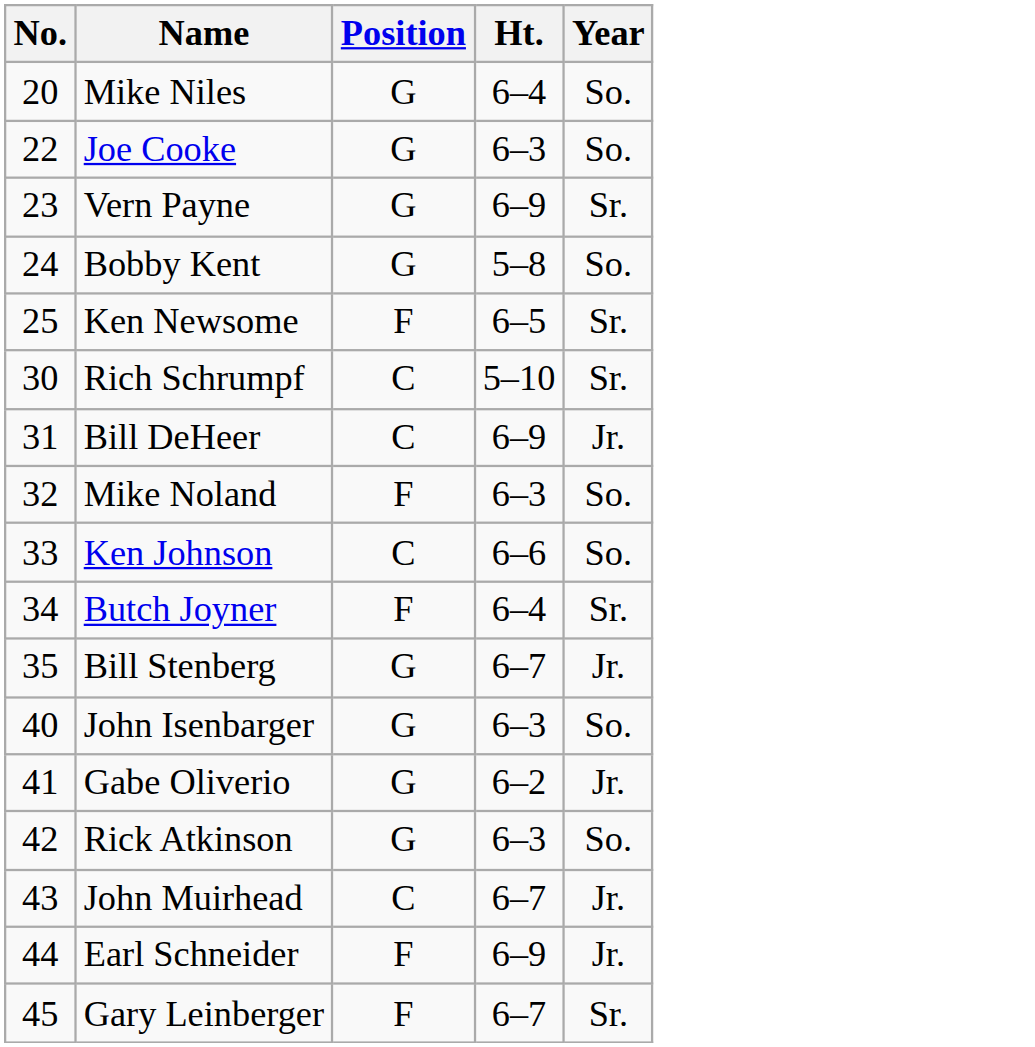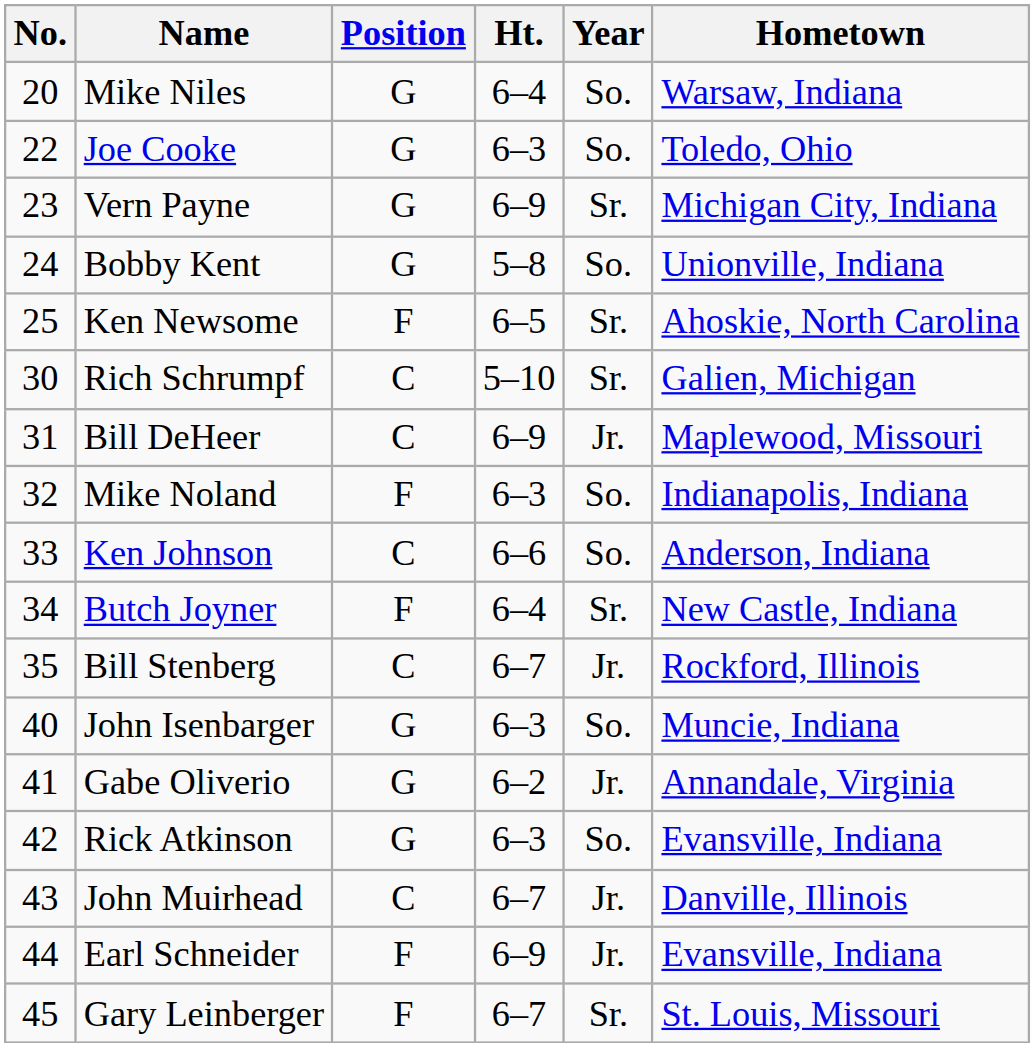+ column: (840, 33)
(403, 666) G -> (403, 666) C
